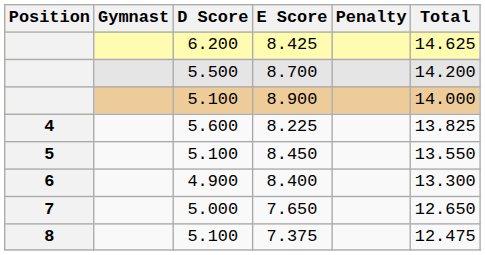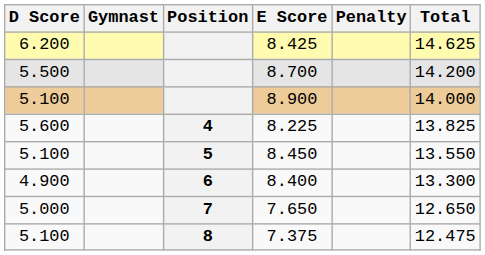columns swapped: (49, 19) <-> (213, 19)
